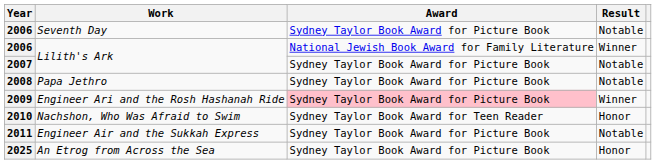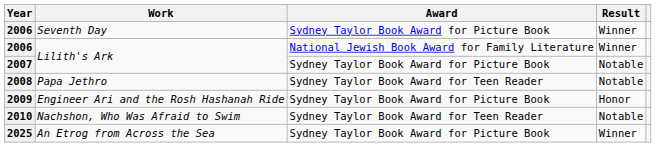(621, 30) Notable -> (618, 30) Winner
(420, 82) Sydney Taylor Book Award for Picture Book -> (416, 82) Sydney Taylor Book Award for Teen Reader
(420, 99) pink background -> (420, 99) no background
(618, 99) Winner -> (615, 99) Honor
(615, 116) Honor -> (621, 116) Notable
- row: (20, 133)
(615, 150) Honor -> (618, 133) Winner
